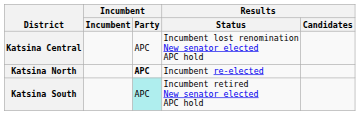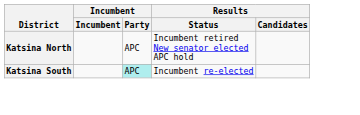- row: (44, 48)
(142, 71) bold -> (132, 48) normal
(214, 71) Incumbent re-elected -> (201, 48) Incumbent retired New senator elected APC hold
(211, 94) Incumbent retired New senator elected APC hold -> (204, 71) Incumbent re-elected
